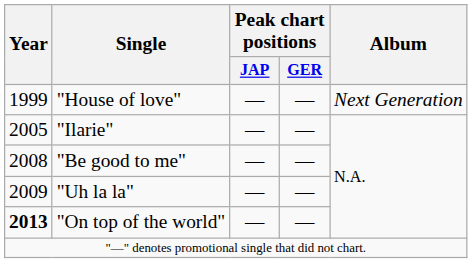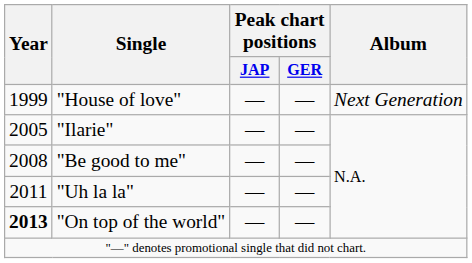(28, 191) 2009 -> (28, 191) 2011
